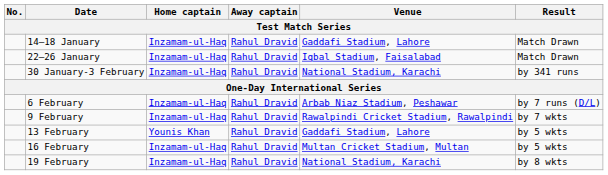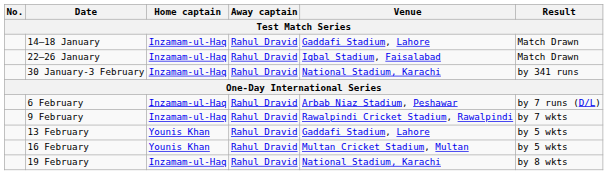(188, 147) Inzamam-ul-Haq -> (179, 147) Younis Khan
